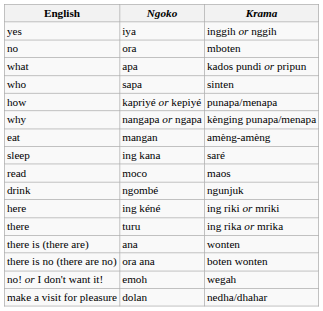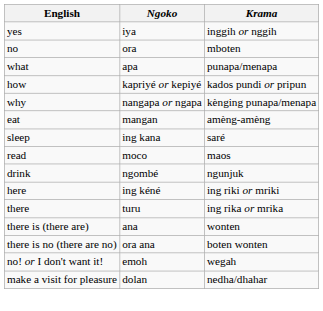(257, 66) kados pundi or pripun -> (242, 66) punapa/menapa
- row: (17, 84)
(242, 102) punapa/menapa -> (257, 84) kados pundi or pripun
